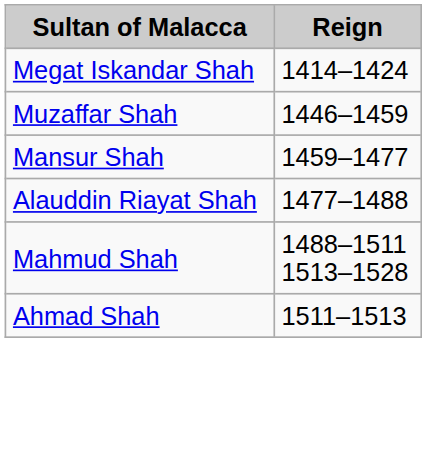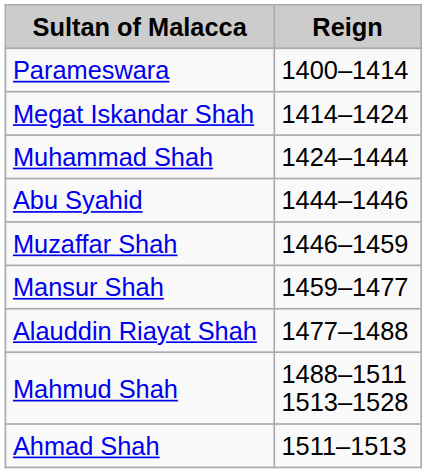+ row: (91, 70)
+ row: (113, 157)
+ row: (78, 200)
